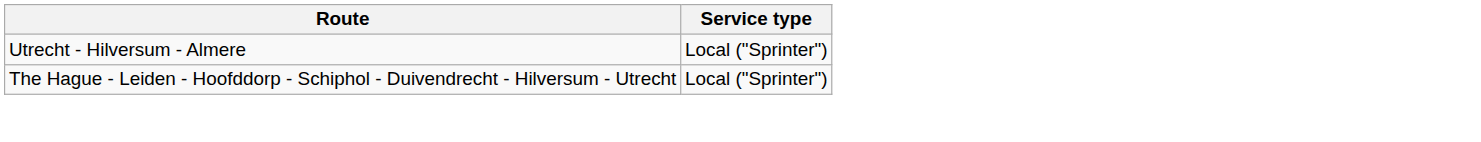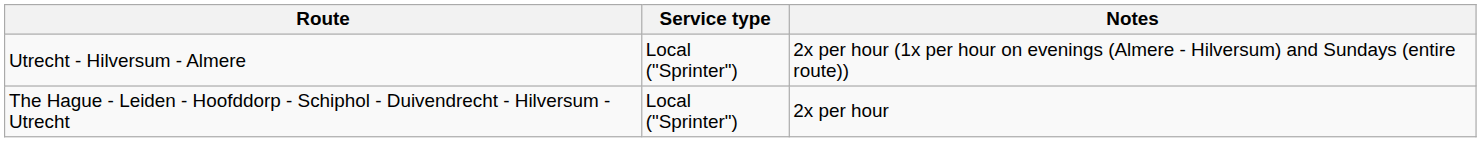+ column: (1133, 19)
